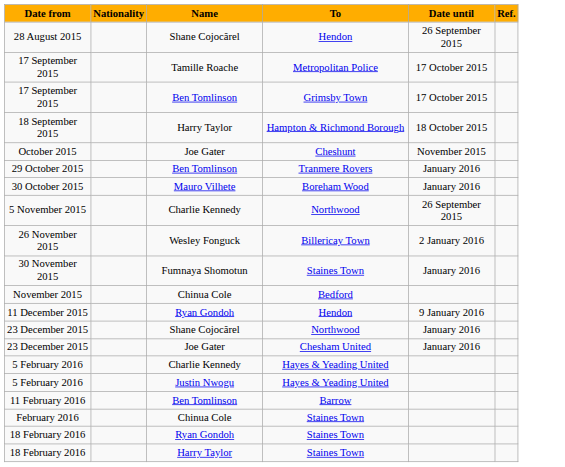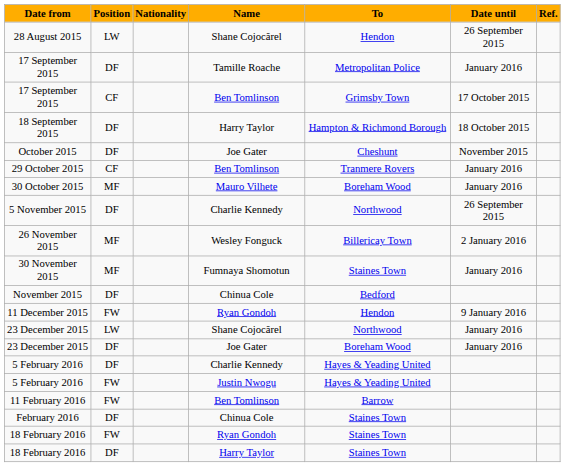+ column: (112, 13)
(451, 67) 17 October 2015 -> (493, 67) January 2016
(335, 347) Chesham United -> (377, 347) Boreham Wood
